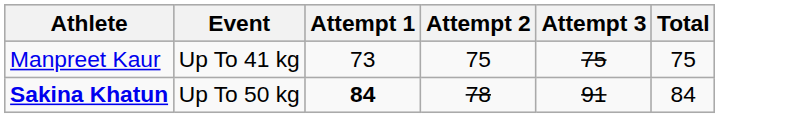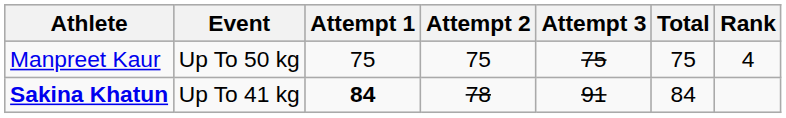+ column: (748, 23)
(239, 59) Up To 41 kg -> (239, 59) Up To 50 kg
(363, 59) 73 -> (363, 59) 75
(239, 95) Up To 50 kg -> (239, 95) Up To 41 kg
